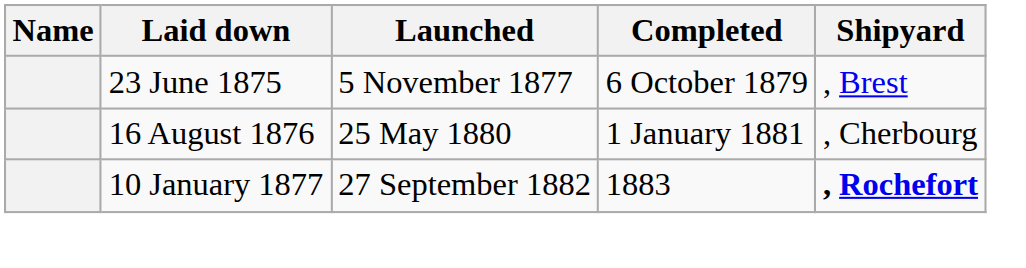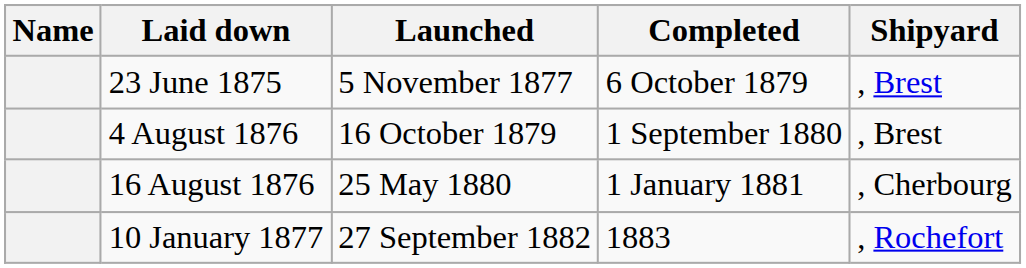+ row: (203, 133)
(900, 184) bold -> (930, 236) normal
